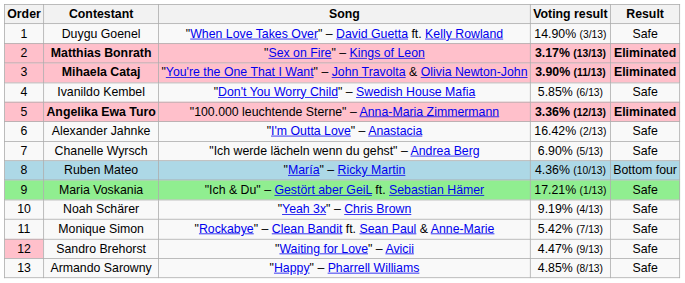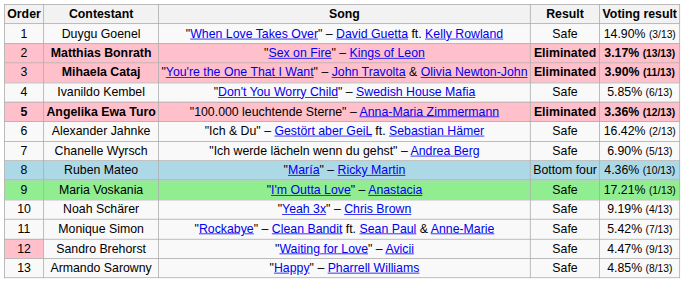columns swapped: (645, 14) <-> (570, 14)
(24, 111) normal -> (24, 111) bold
(344, 131) "I'm Outta Love" – Anastacia -> (344, 131) "Ich & Du" – Gestört aber GeiL ft. Sebastian Hämer
(344, 190) "Ich & Du" – Gestört aber GeiL ft. Sebastian Hämer -> (344, 190) "I'm Outta Love" – Anastacia
